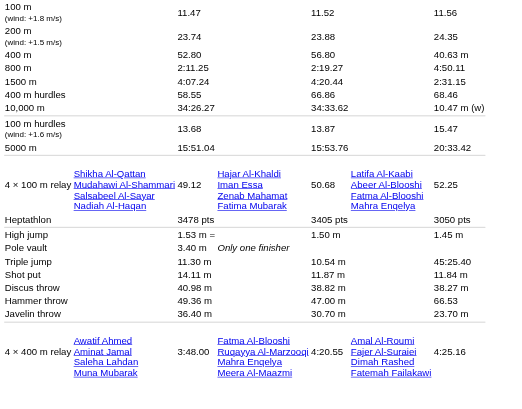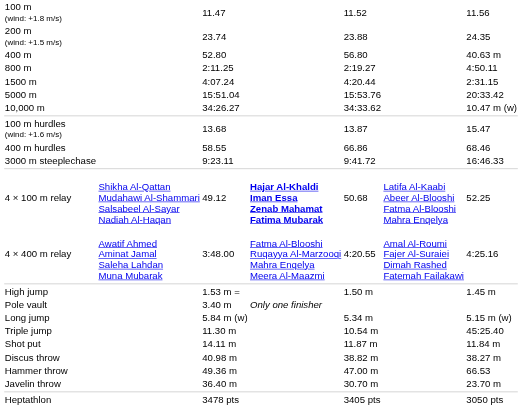rows swapped: (21, 147) <-> (35, 95)
+ row: (50, 161)
(252, 190) normal -> (287, 203) bold
rows swapped: (38, 351) <-> (28, 219)
+ row: (27, 318)
